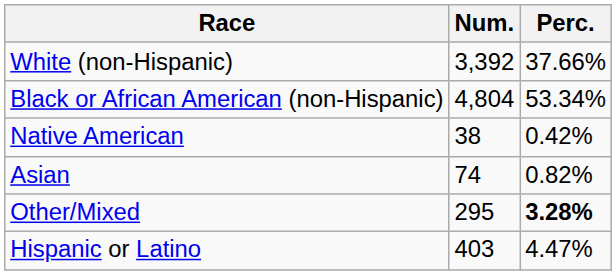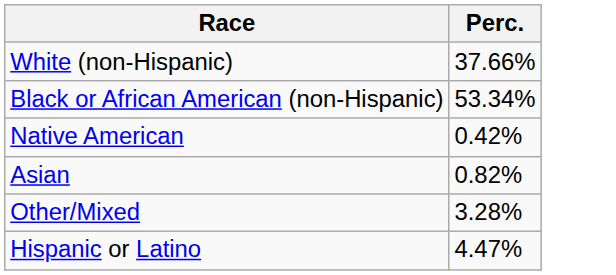- column: (484, 23)
(559, 212) bold -> (488, 212) normal
